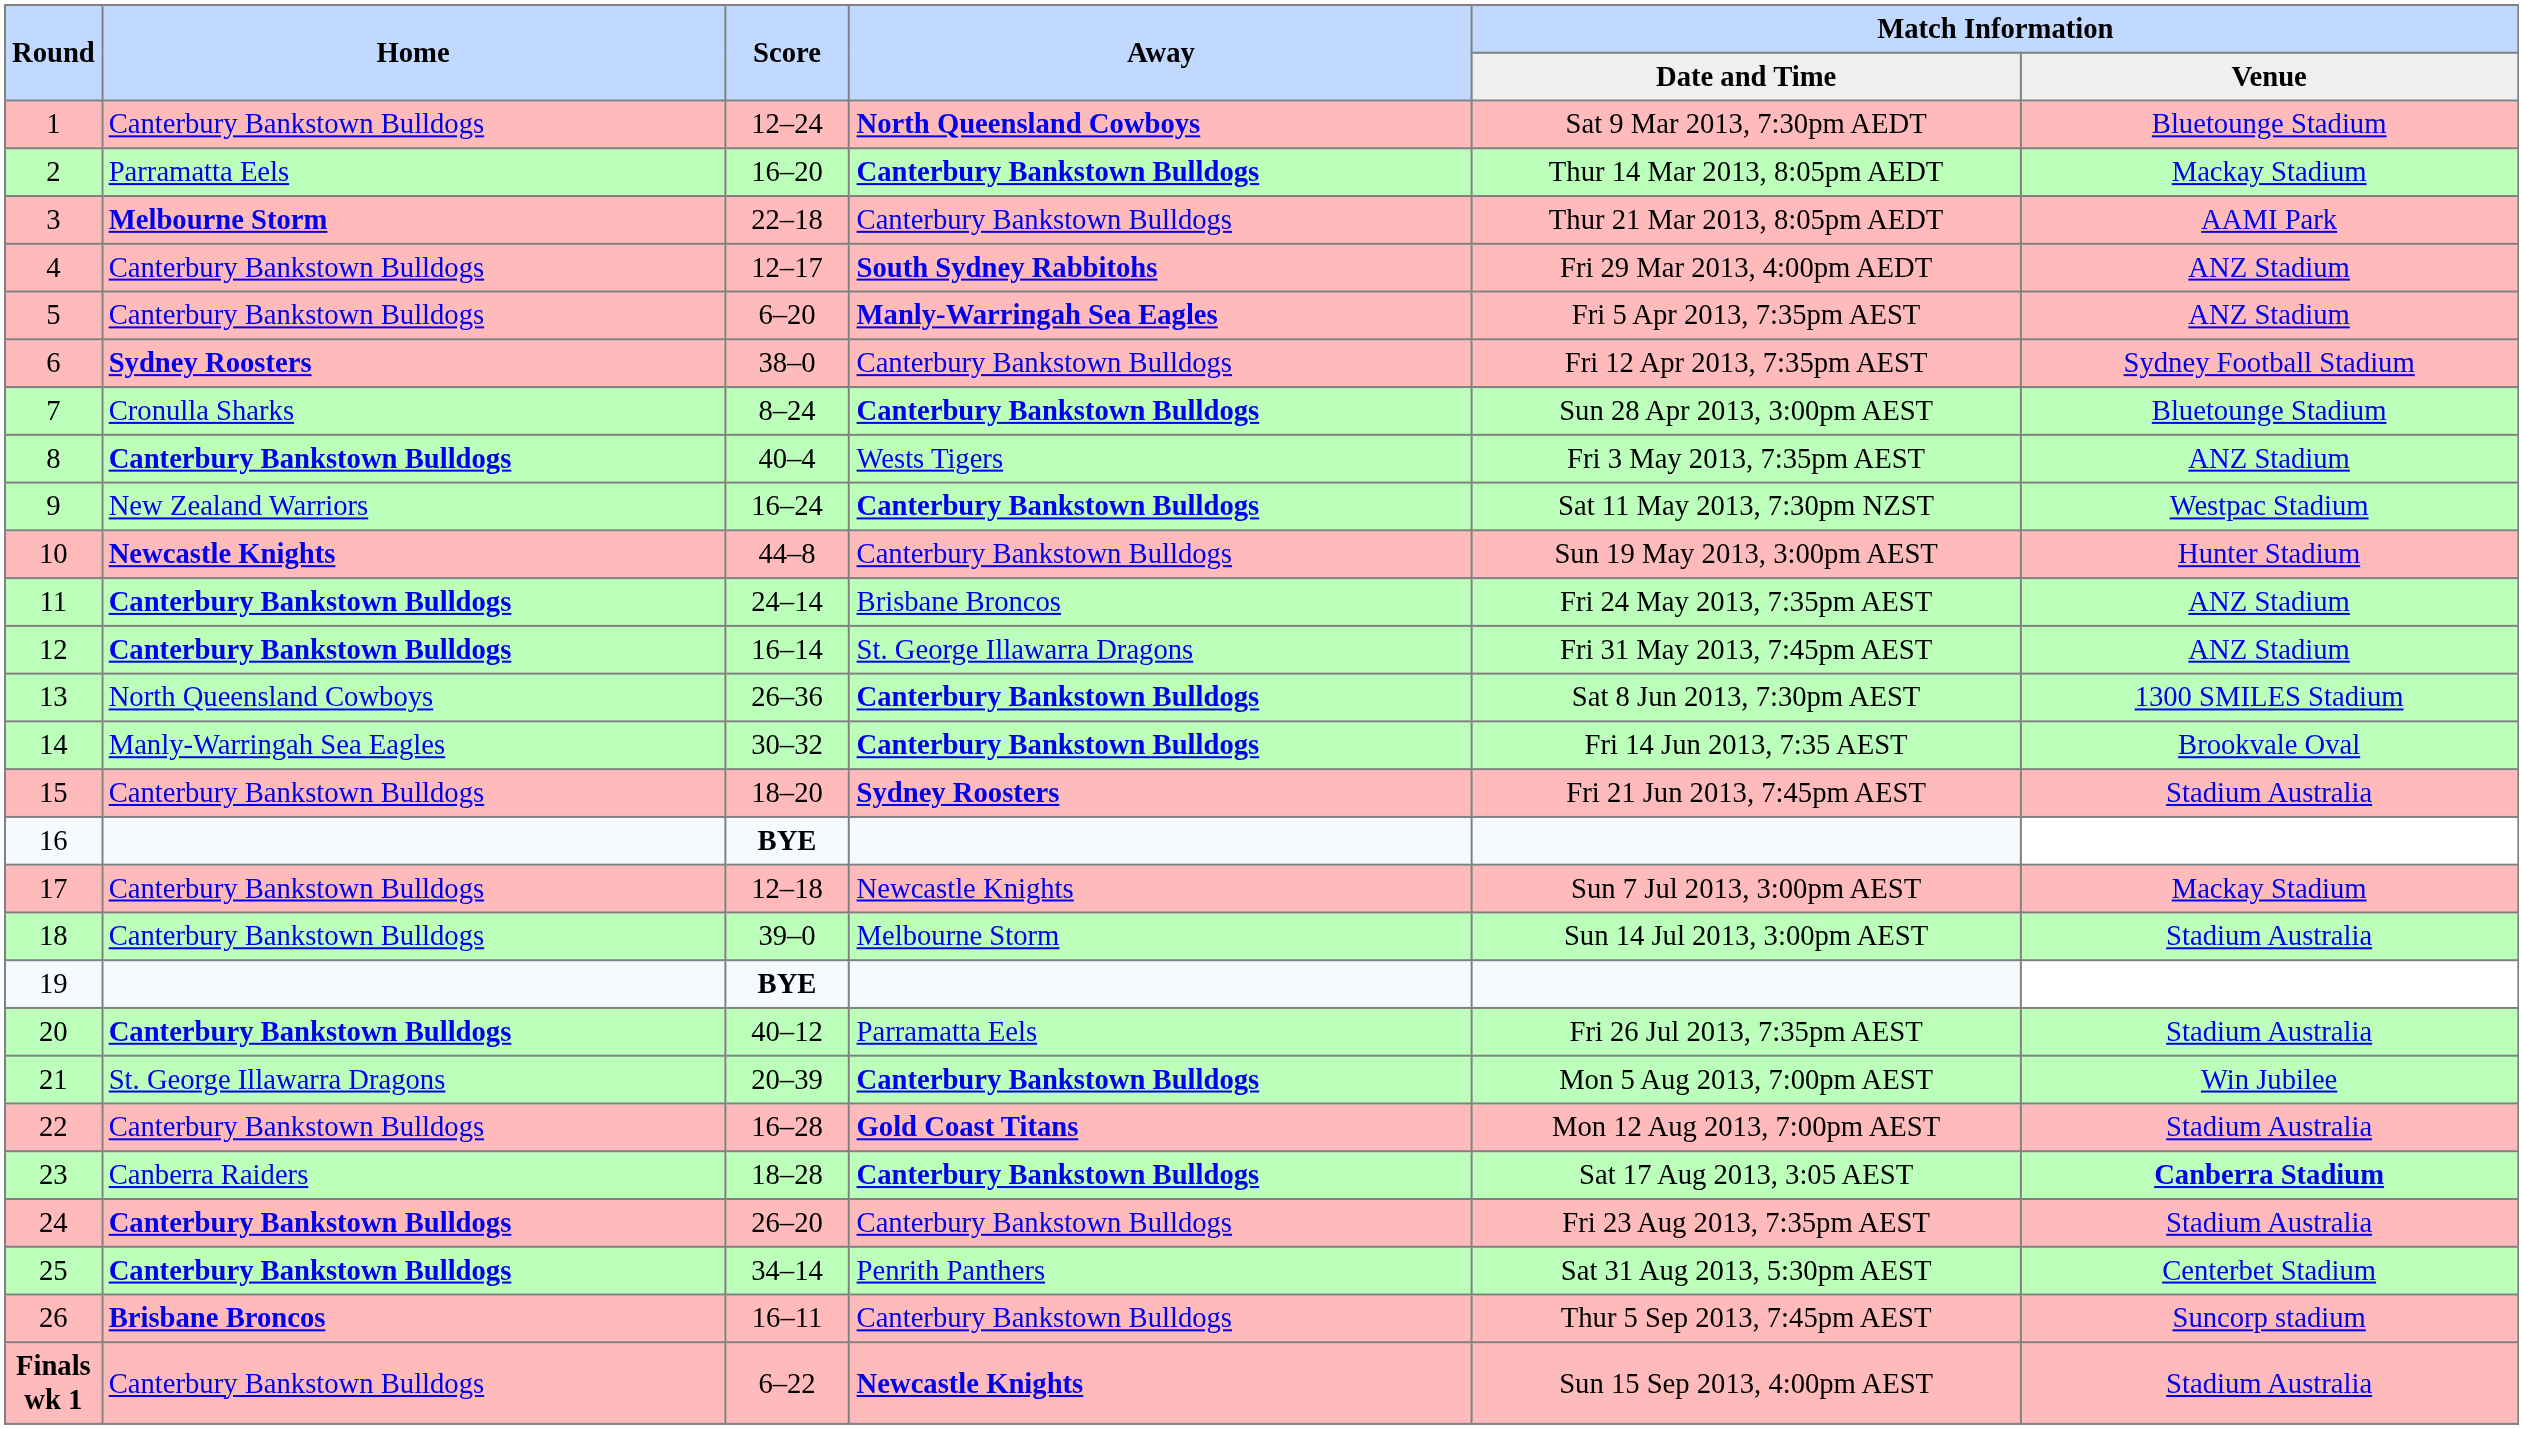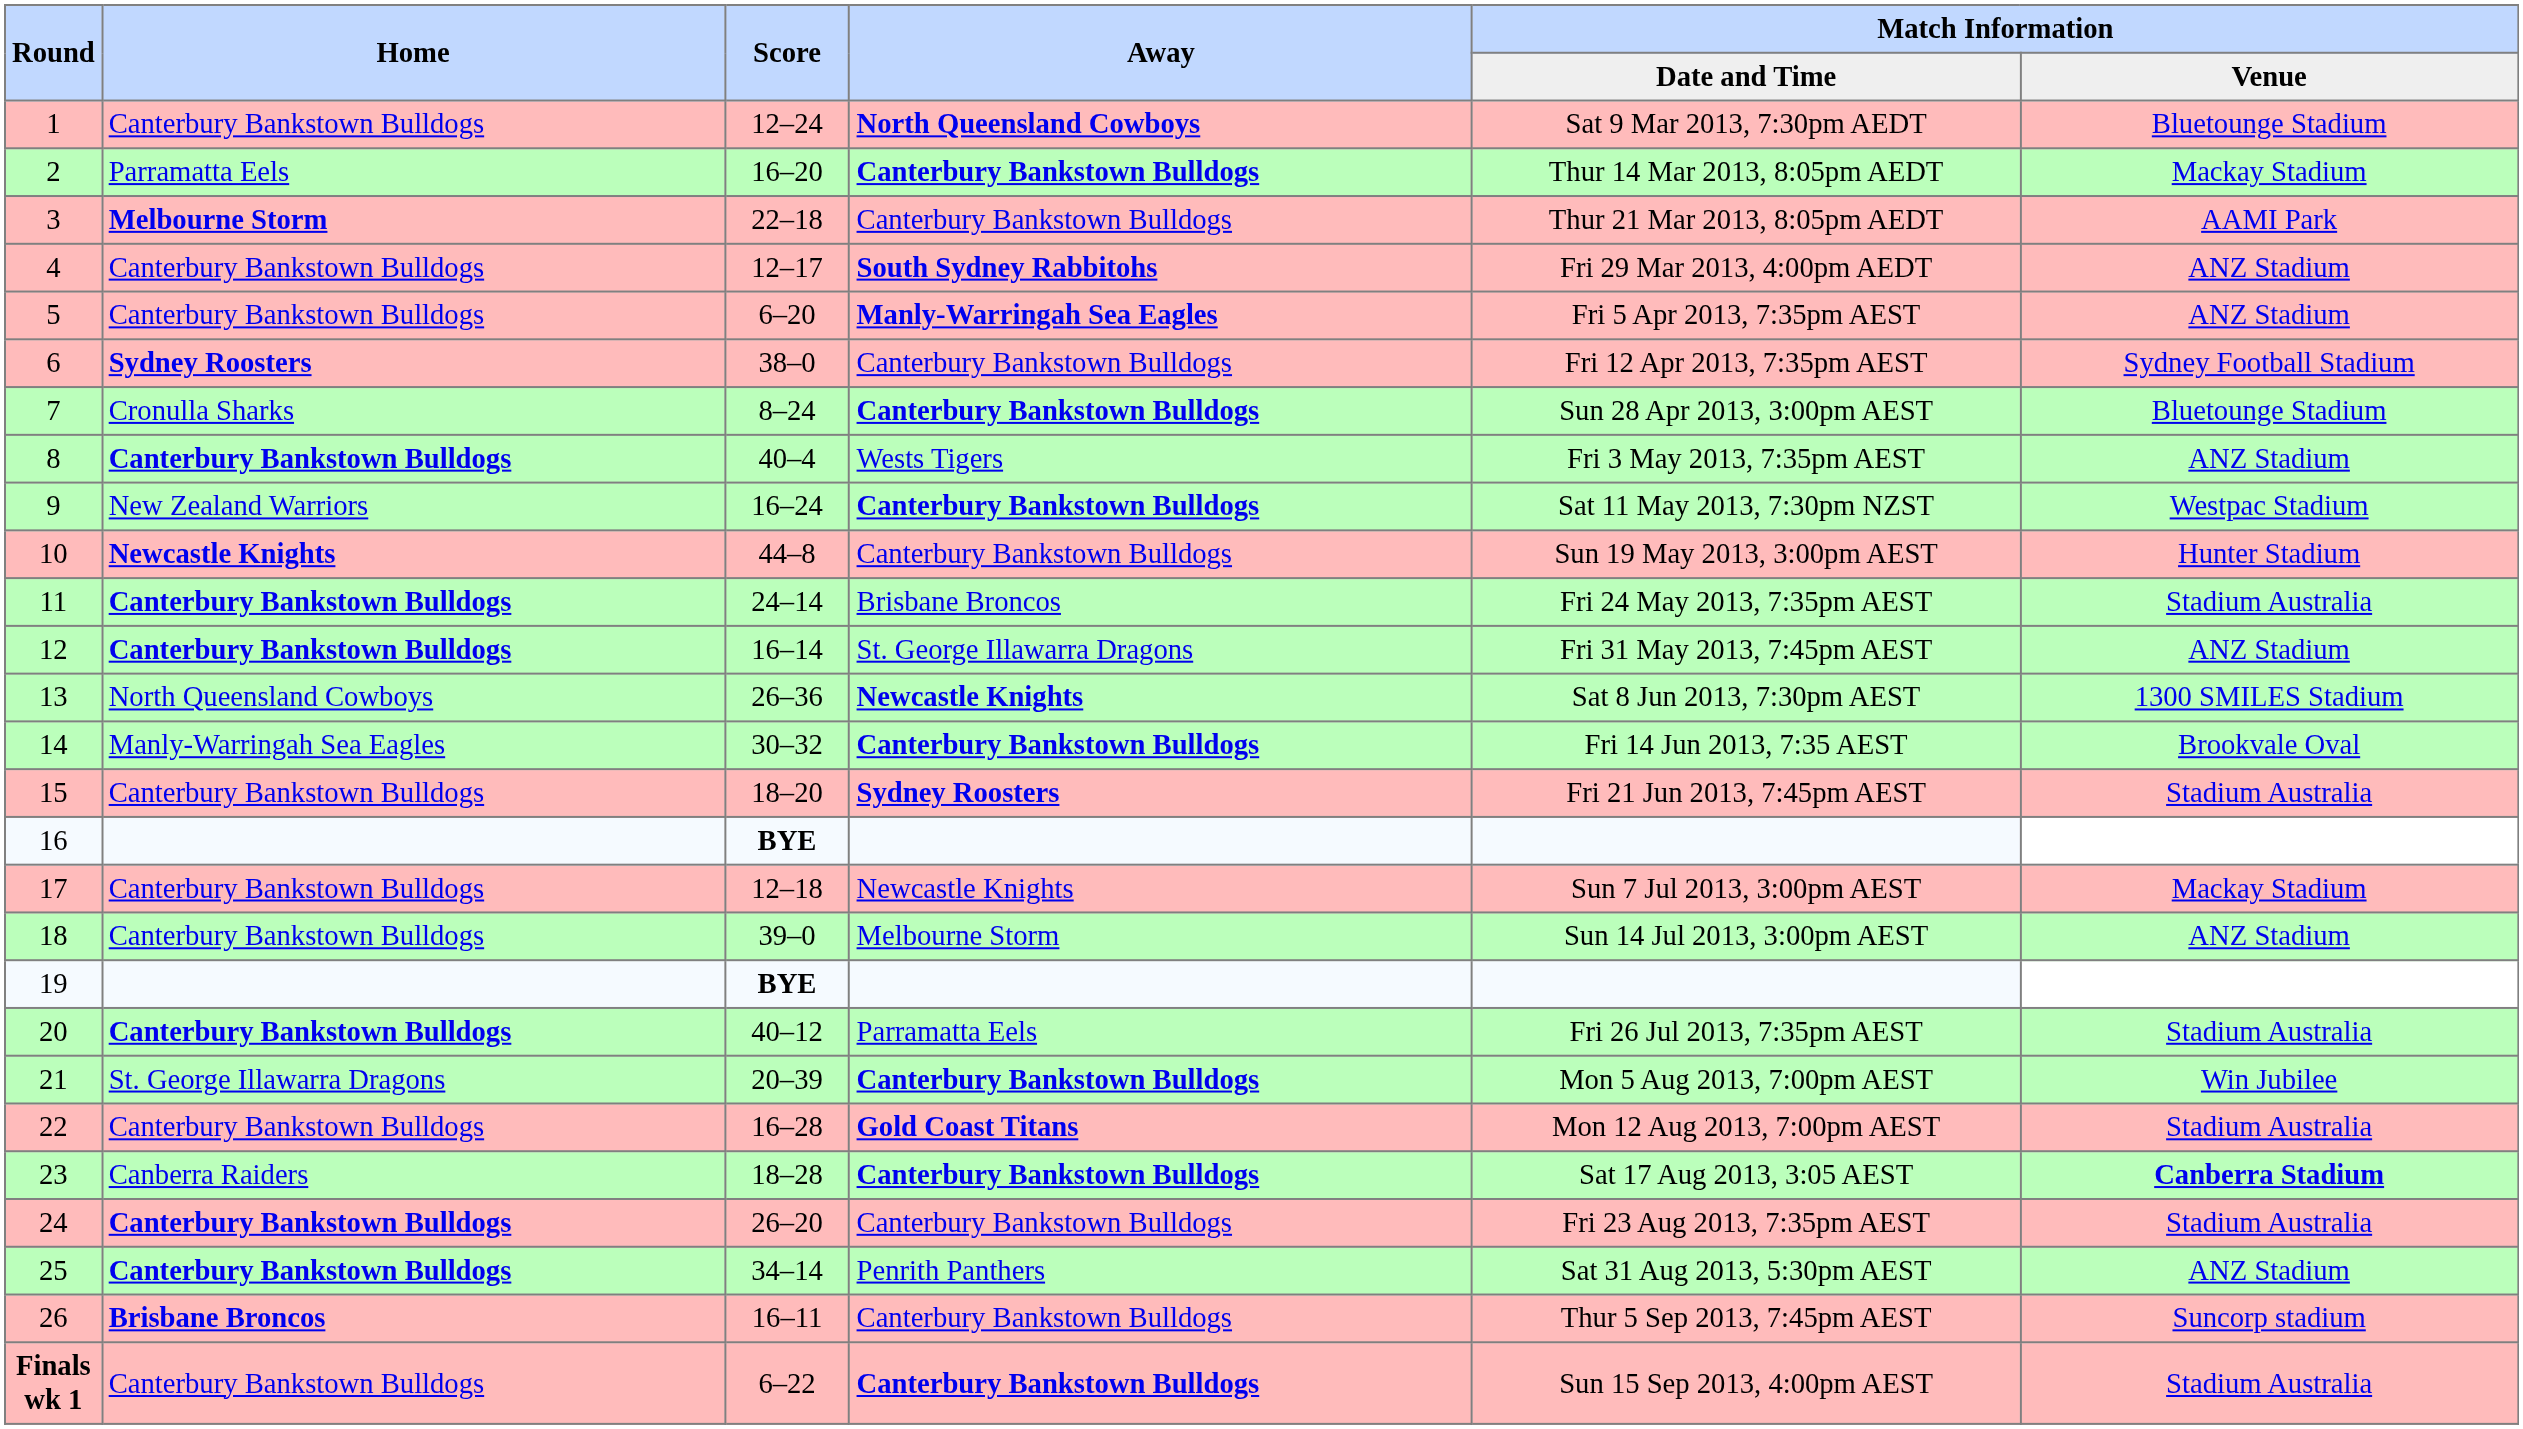(2269, 601) ANZ Stadium -> (2269, 601) Stadium Australia
(1058, 697) Canterbury Bankstown Bulldogs -> (970, 697) Newcastle Knights
(2269, 935) Stadium Australia -> (2269, 935) ANZ Stadium
(2269, 1270) Centerbet Stadium -> (2269, 1270) ANZ Stadium
(970, 1382) Newcastle Knights -> (1058, 1382) Canterbury Bankstown Bulldogs
